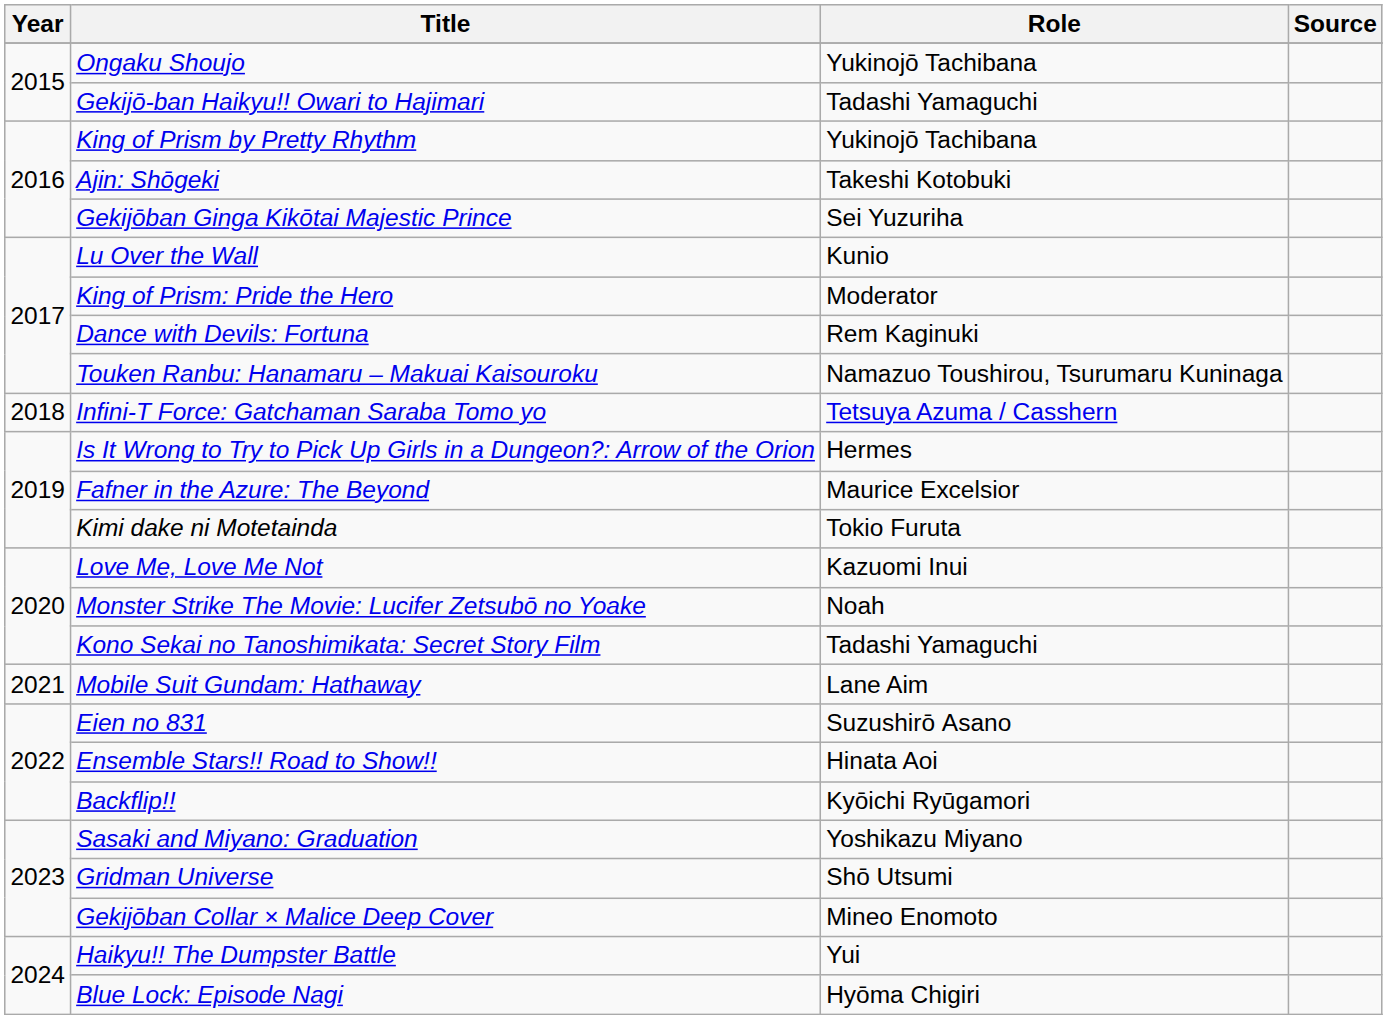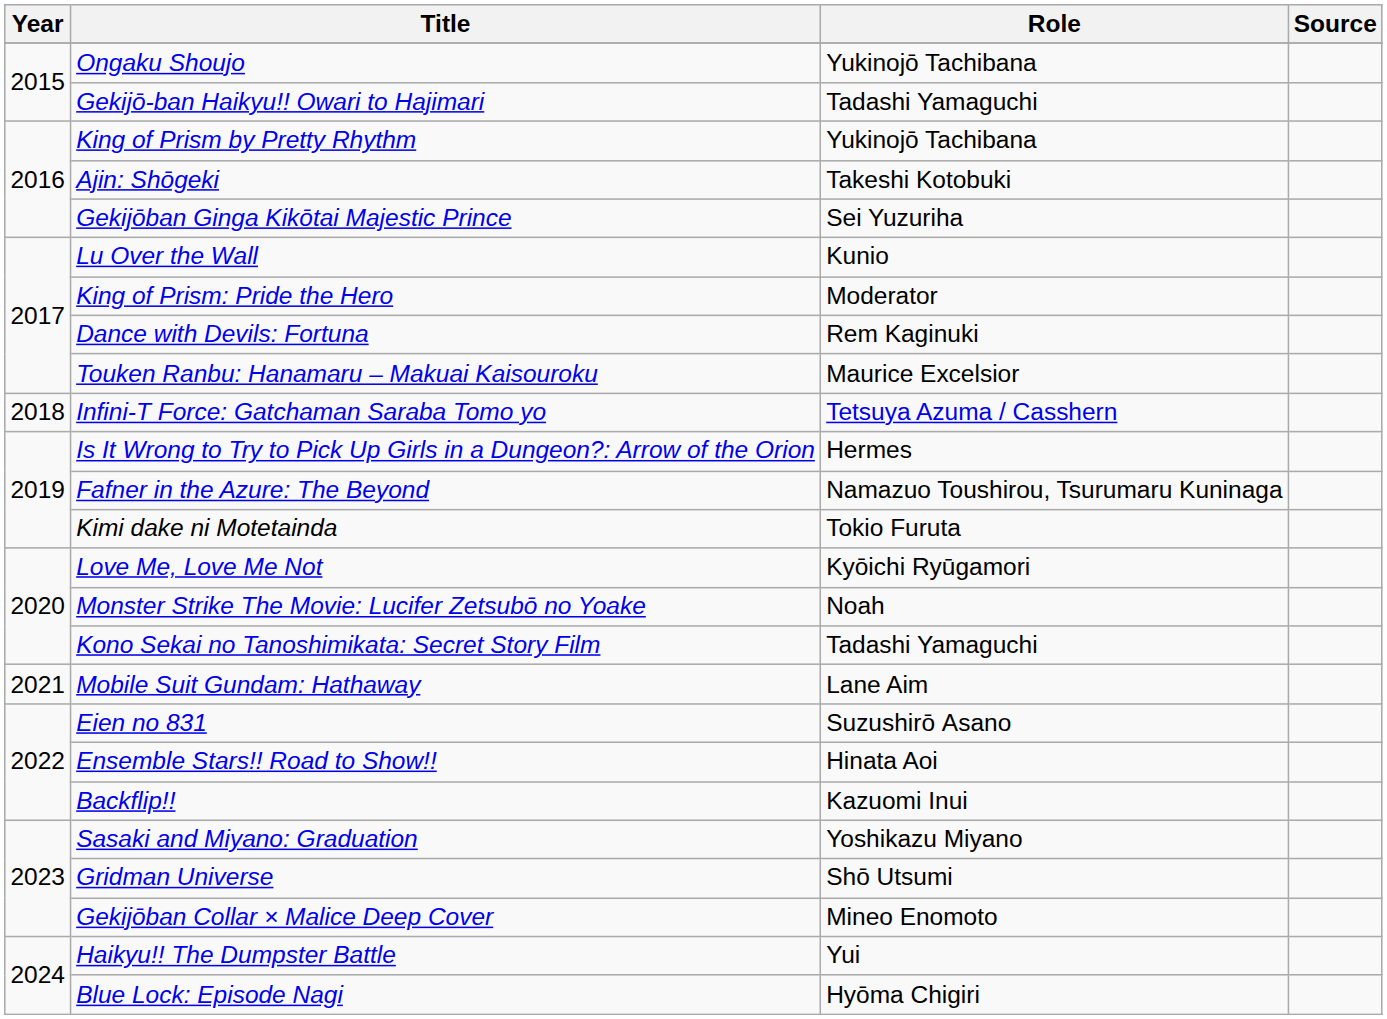(1054, 373) Namazuo Toushirou, Tsurumaru Kuninaga -> (923, 373) Maurice Excelsior
(923, 489) Maurice Excelsior -> (1054, 489) Namazuo Toushirou, Tsurumaru Kuninaga
(897, 567) Kazuomi Inui -> (928, 567) Kyōichi Ryūgamori
(928, 800) Kyōichi Ryūgamori -> (897, 800) Kazuomi Inui
